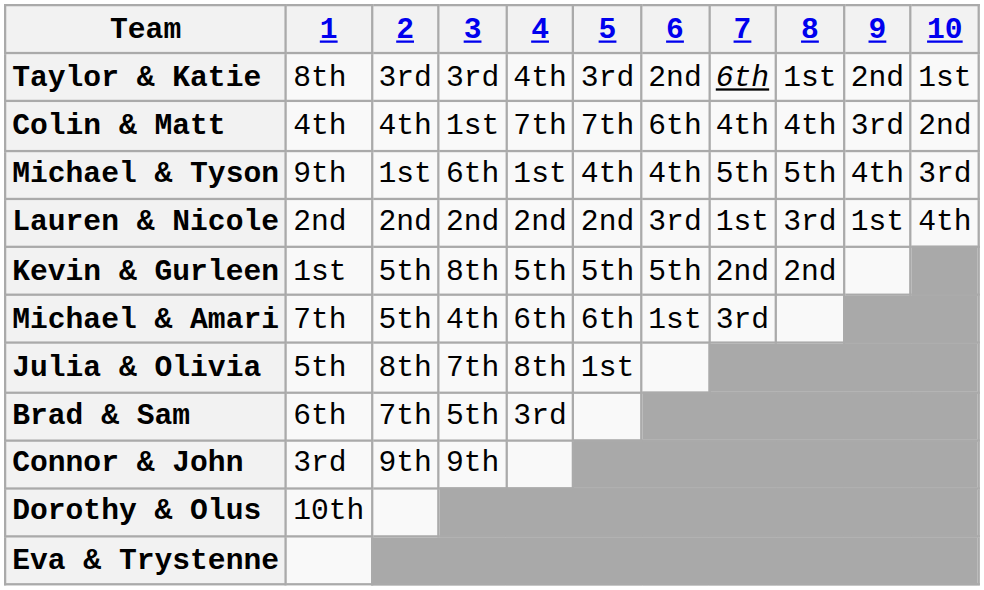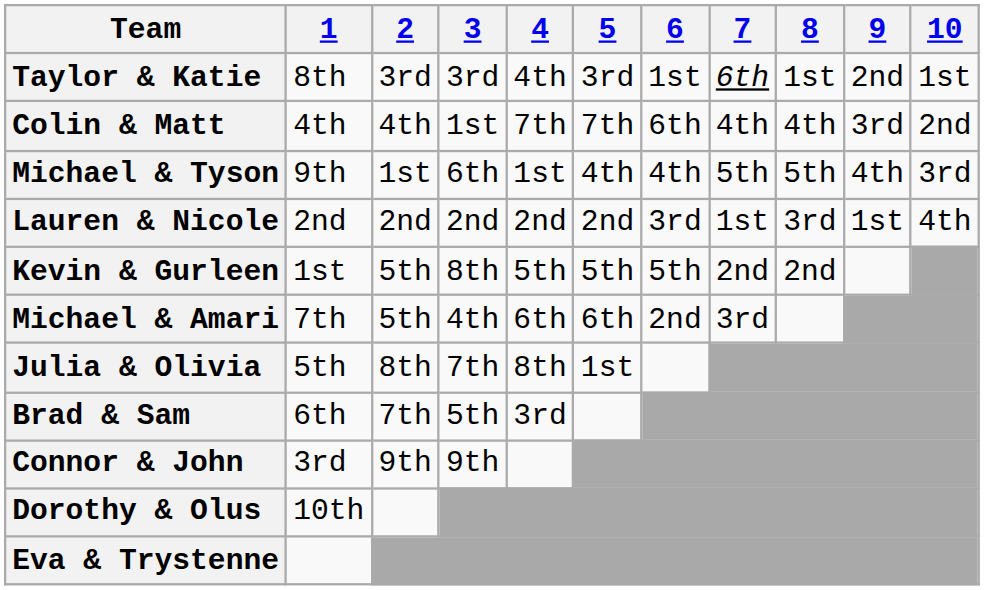(675, 78) 2nd -> (675, 78) 1st
(675, 319) 1st -> (675, 319) 2nd
